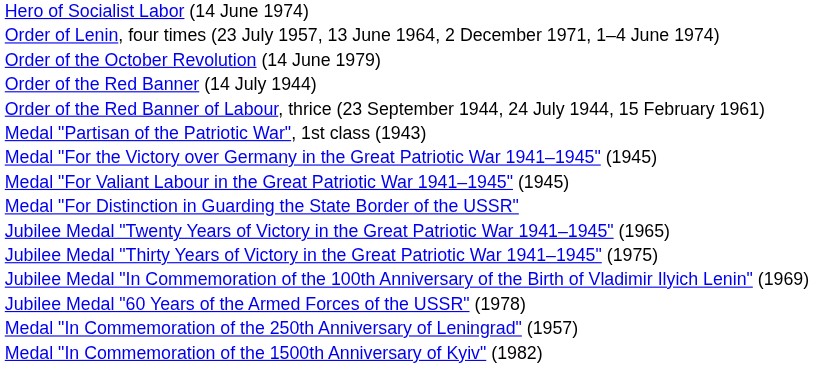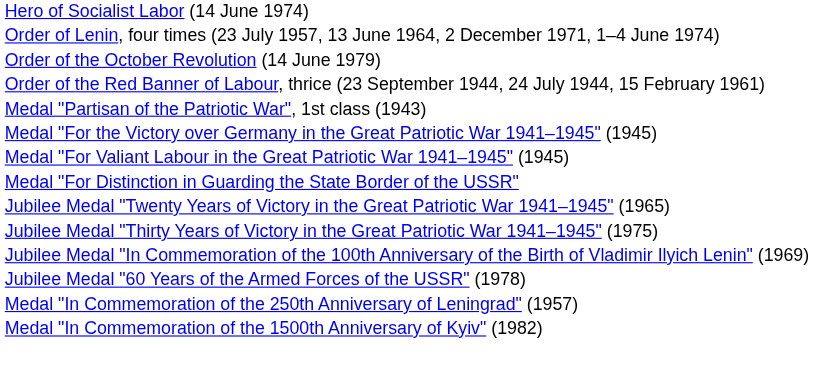- row: (161, 84)
